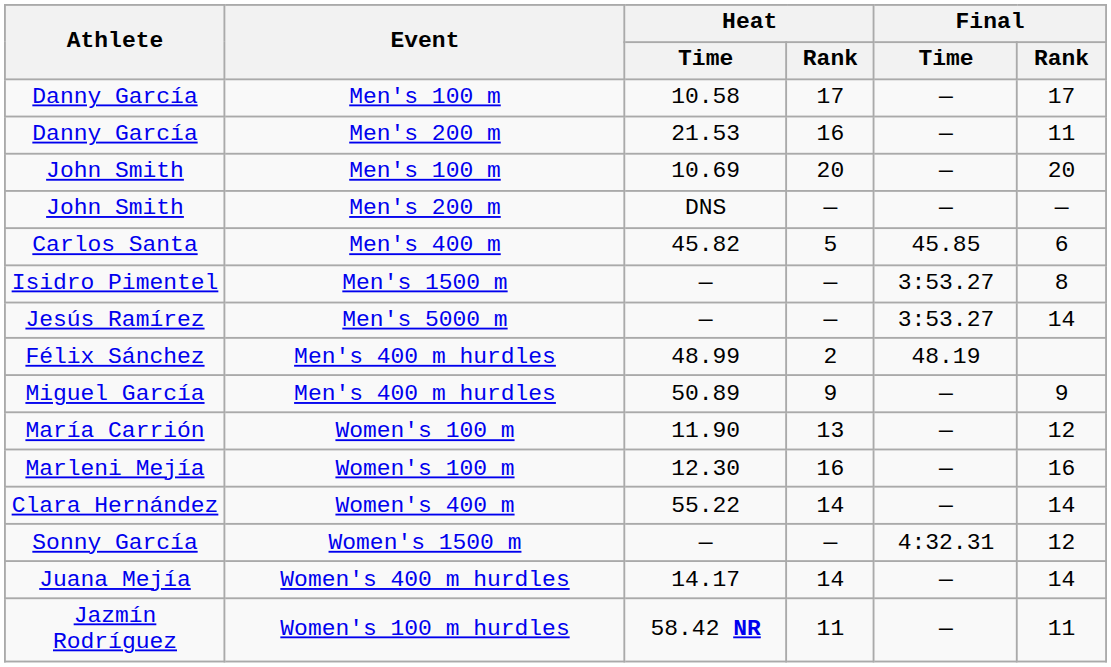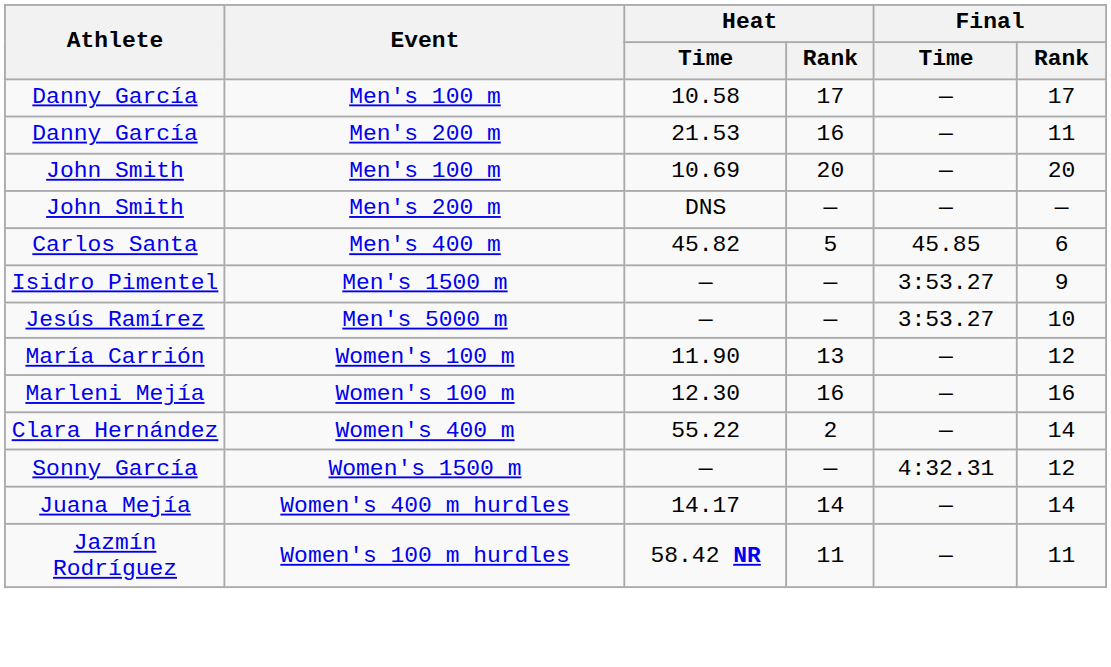(1062, 283) 8 -> (1062, 283) 9
(1062, 320) 14 -> (1062, 320) 10
- row: (115, 358)
- row: (115, 395)
(830, 506) 14 -> (830, 432) 2
